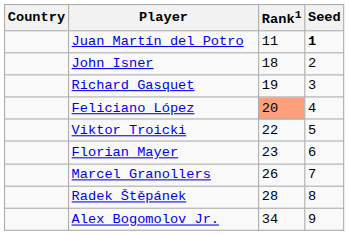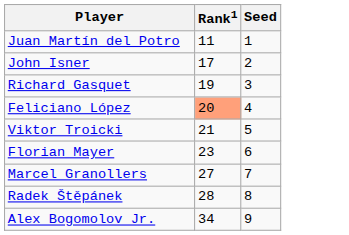- column: (36, 17)
(312, 41) bold -> (248, 41) normal
(270, 64) 18 -> (206, 64) 17
(270, 130) 22 -> (206, 130) 21
(270, 175) 26 -> (206, 175) 27
